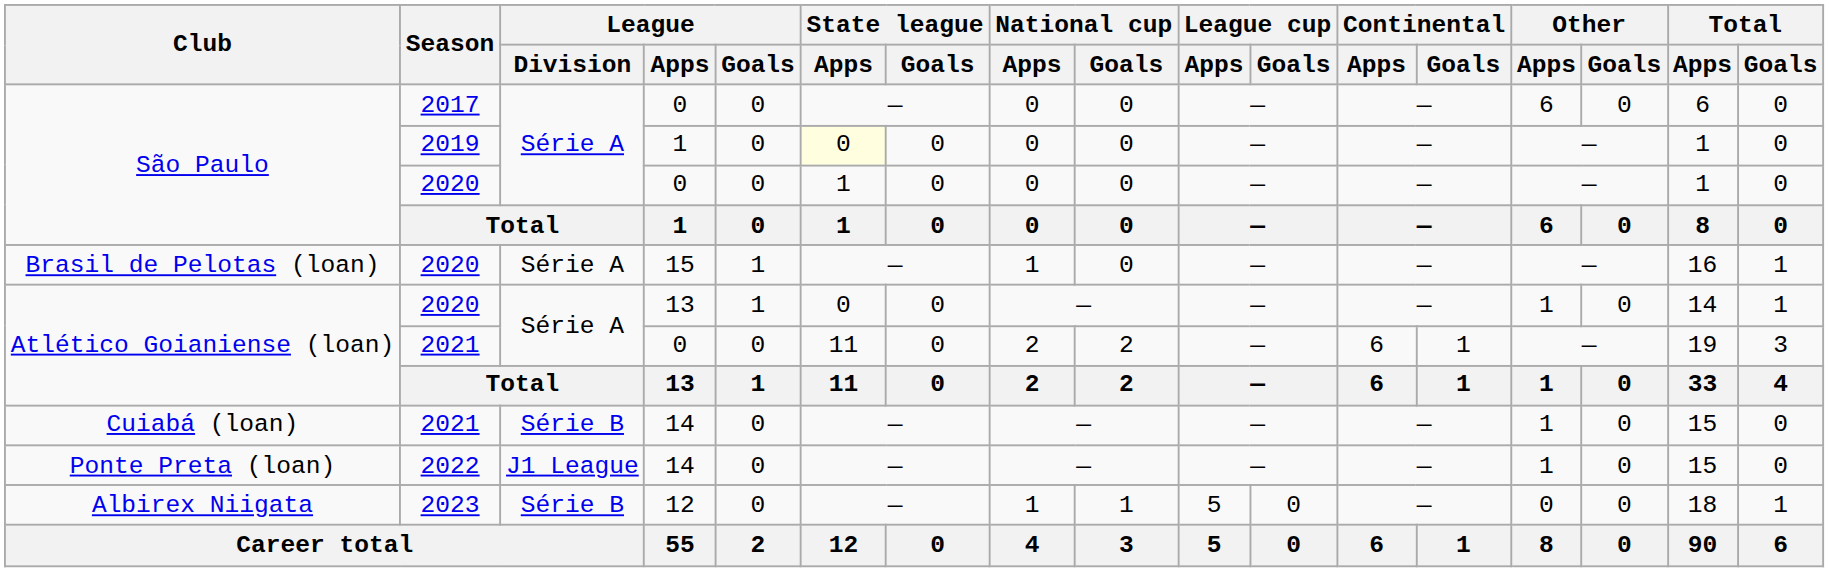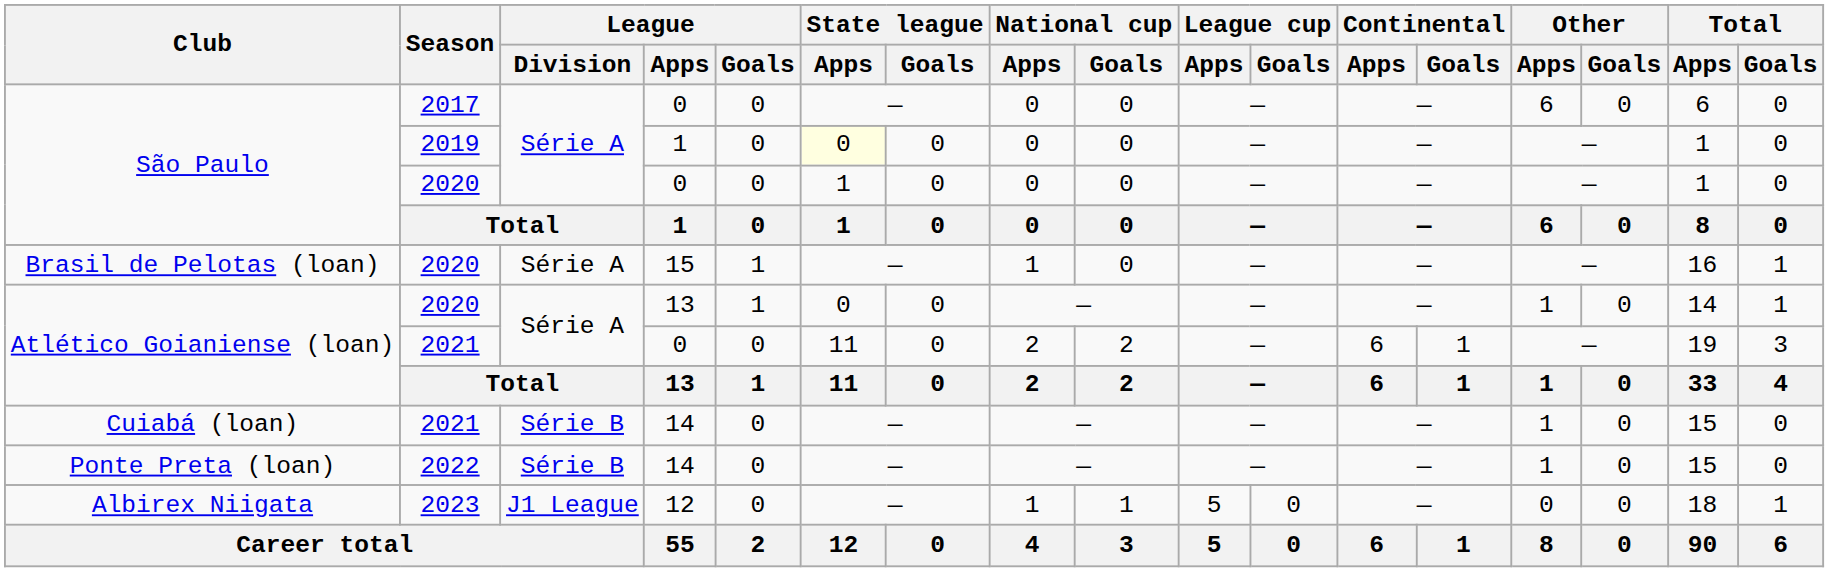(572, 465) J1 League -> (572, 465) Série B
(572, 505) Série B -> (572, 505) J1 League
